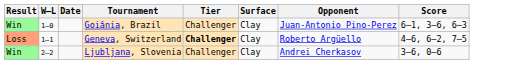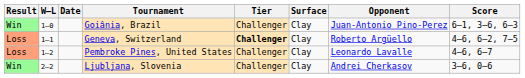+ row: (158, 53)
